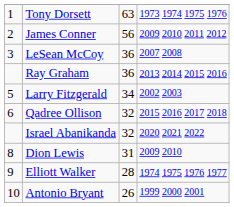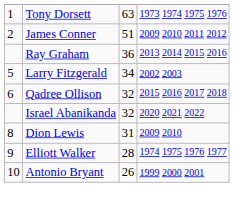(128, 34) 56 -> (128, 34) 51
- row: (64, 53)
